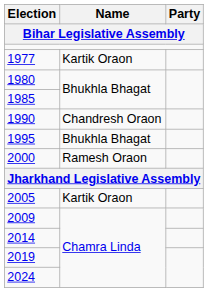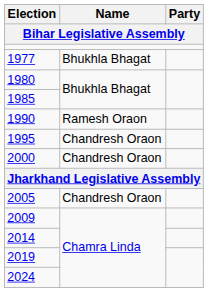(97, 59) Kartik Oraon -> (106, 59) Bhukhla Bhagat
(112, 119) Chandresh Oraon -> (105, 119) Ramesh Oraon
(106, 138) Bhukhla Bhagat -> (112, 138) Chandresh Oraon
(105, 158) Ramesh Oraon -> (112, 158) Chandresh Oraon
(97, 198) Kartik Oraon -> (112, 198) Chandresh Oraon
